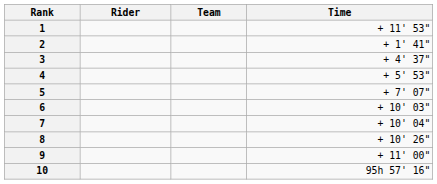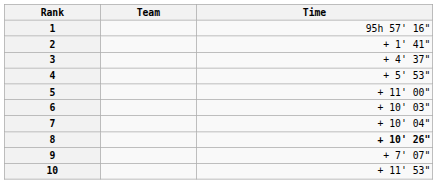- column: (126, 12)
(404, 28) + 11' 53" -> (398, 28) 95h 57' 16"
(407, 92) + 7' 07" -> (404, 92) + 11' 00"
(404, 139) normal -> (404, 139) bold
(404, 155) + 11' 00" -> (407, 155) + 7' 07"
(398, 171) 95h 57' 16" -> (404, 171) + 11' 53"
